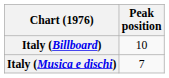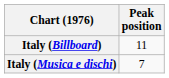(142, 45) 10 -> (142, 45) 11
